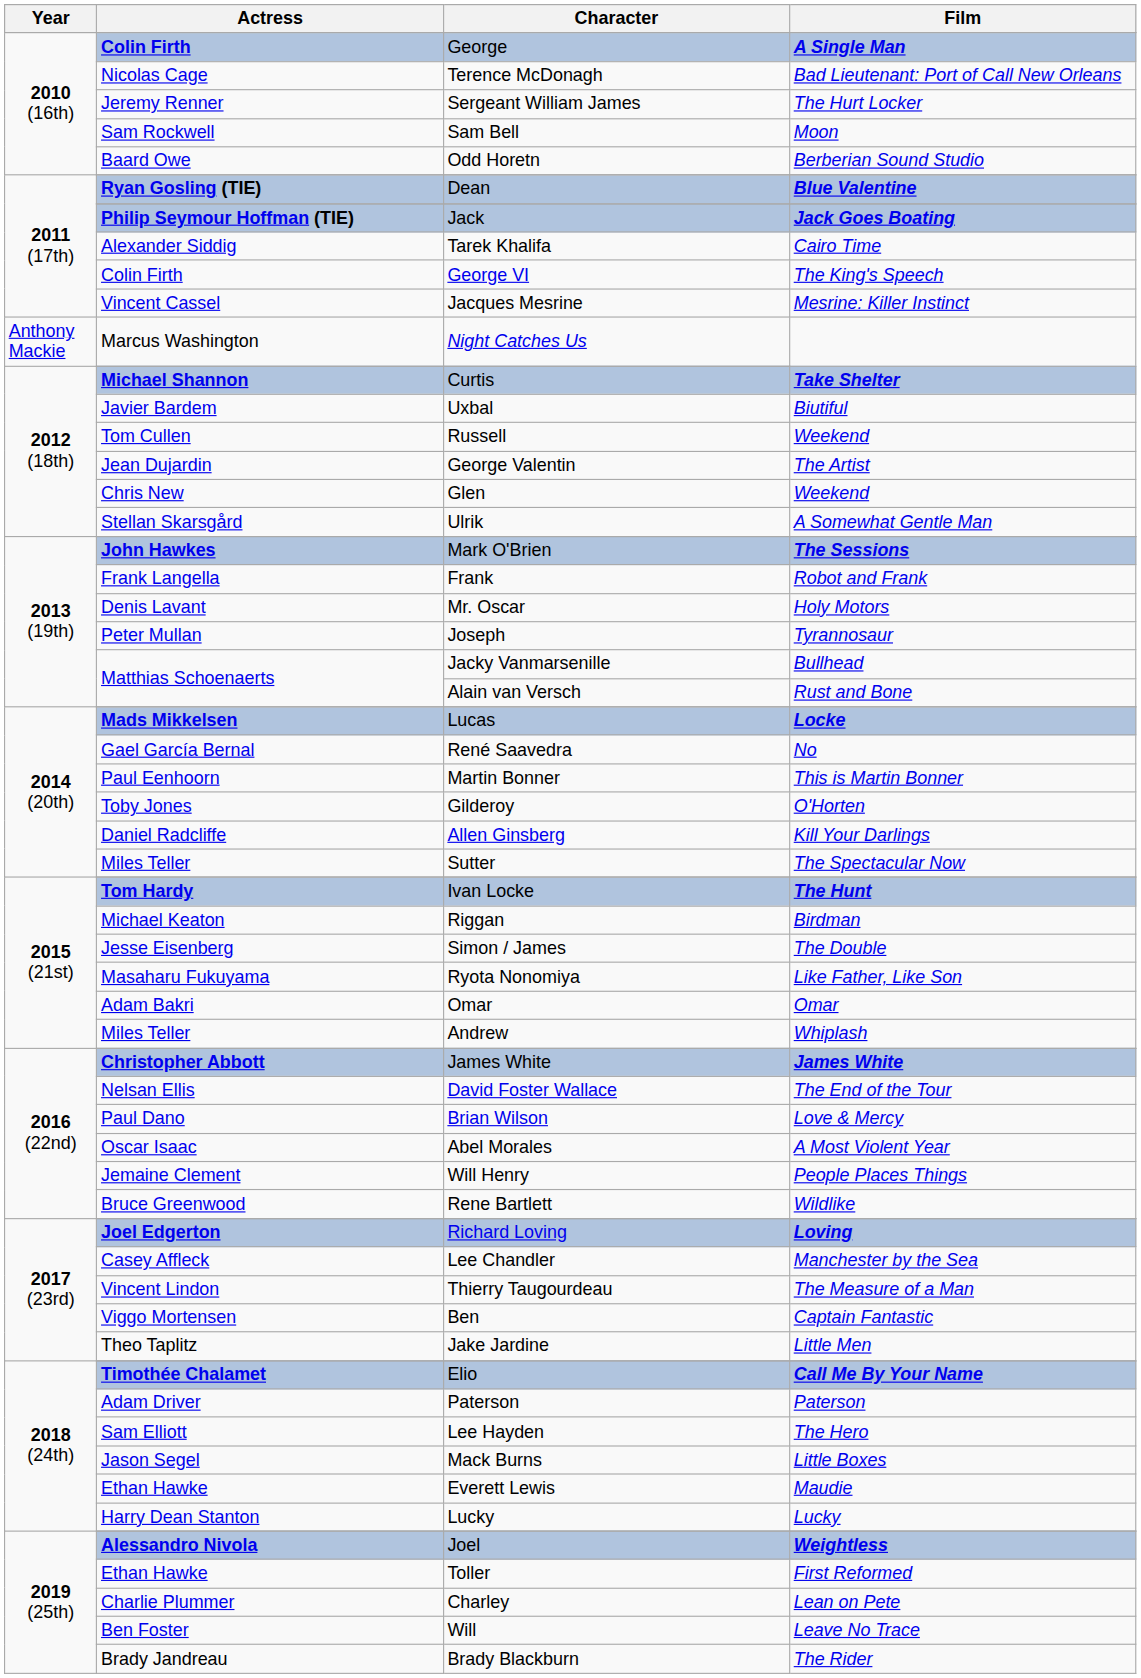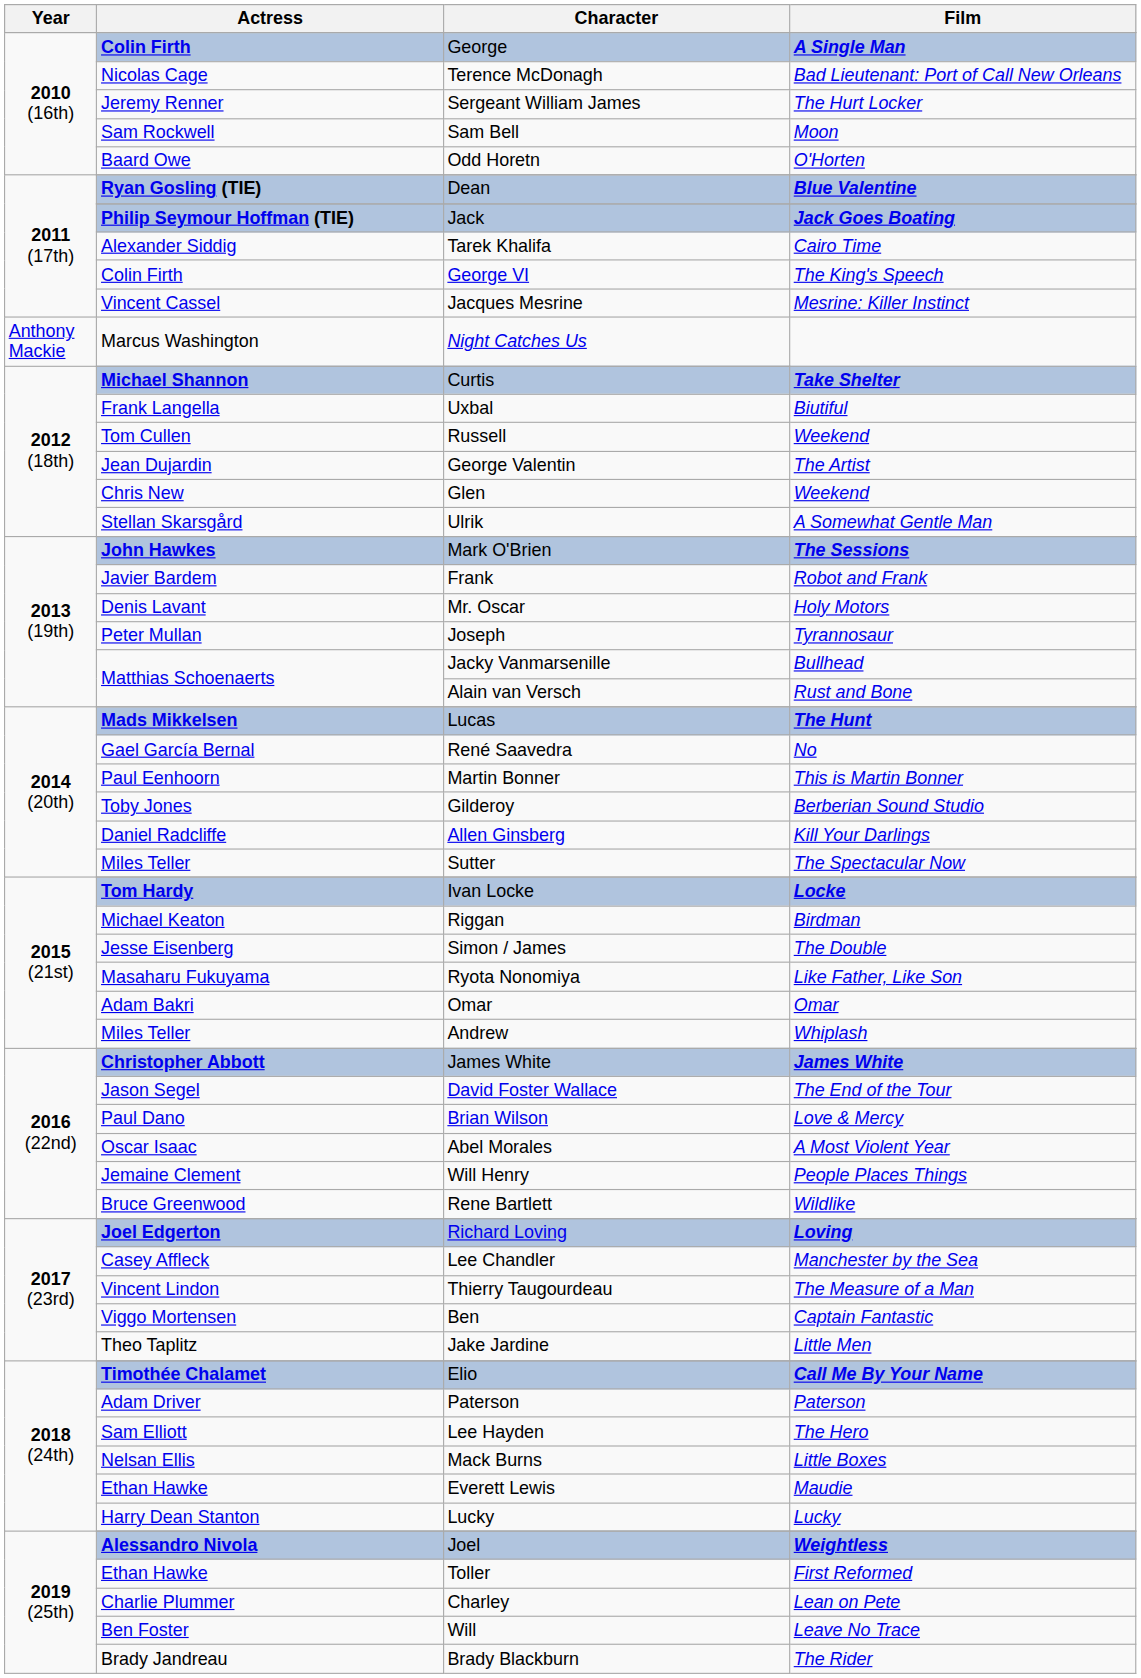(889, 160) Berberian Sound Studio -> (829, 160) O'Horten
(159, 408) Javier Bardem -> (160, 408) Frank Langella
(160, 578) Frank Langella -> (159, 578) Javier Bardem
(820, 720) Locke -> (833, 720) The Hunt
(829, 806) O'Horten -> (889, 806) Berberian Sound Studio
(833, 891) The Hunt -> (820, 891) Locke
(148, 1090) Nelsan Ellis -> (150, 1090) Jason Segel
(150, 1459) Jason Segel -> (148, 1459) Nelsan Ellis
